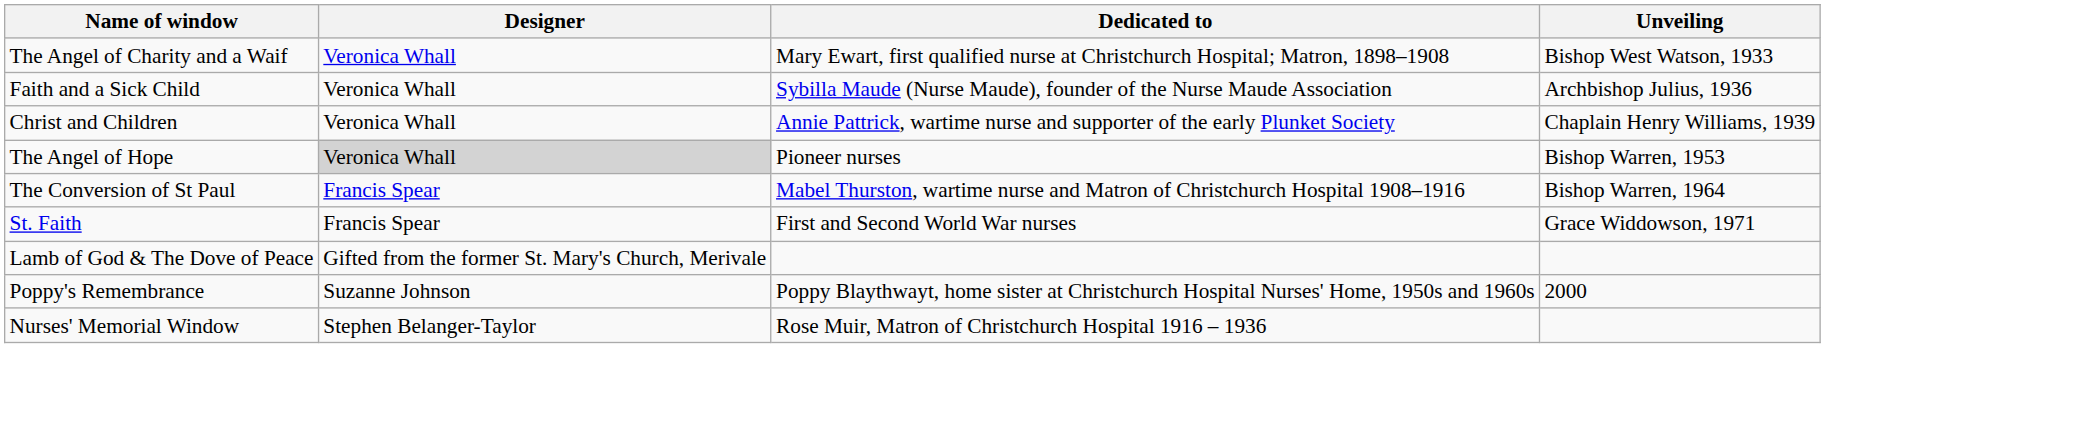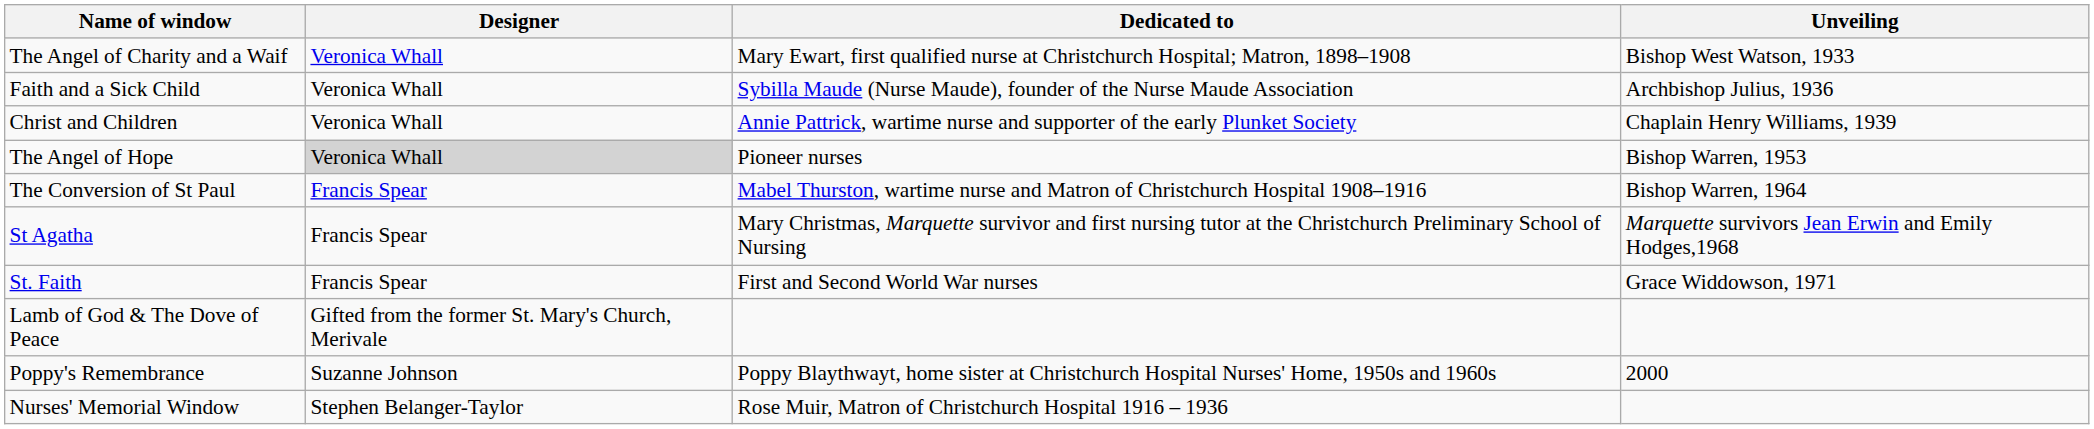+ row: (51, 235)
